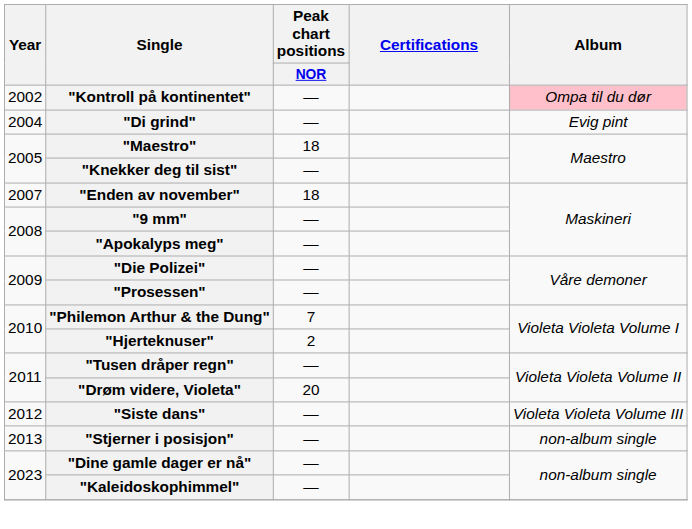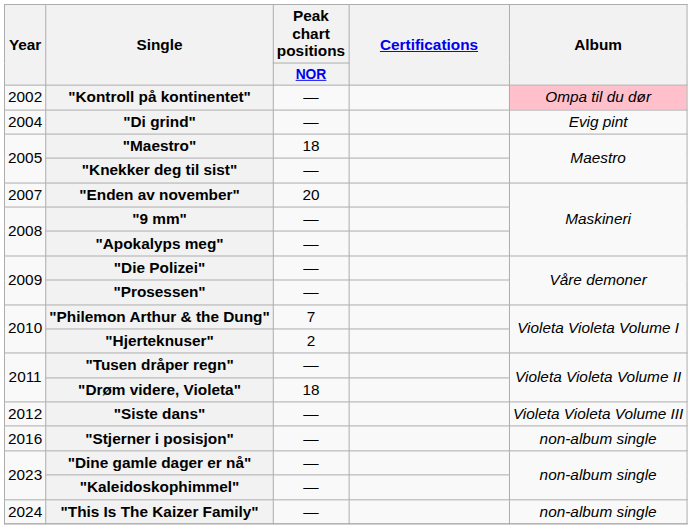(311, 194) 18 -> (311, 194) 20
(311, 389) 20 -> (311, 389) 18
(25, 438) 2013 -> (25, 438) 2016
+ row: (160, 511)
